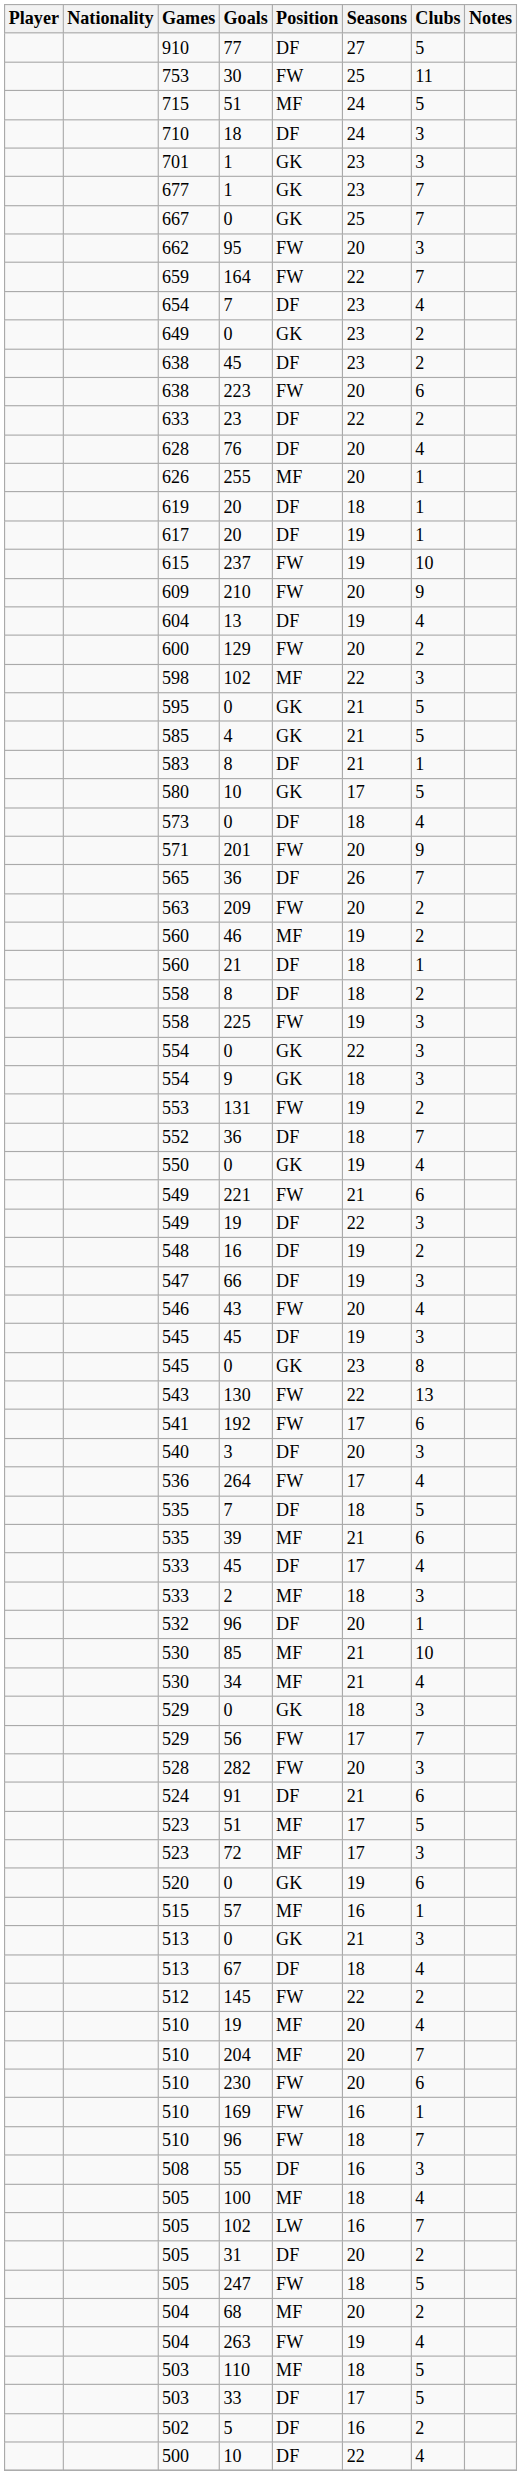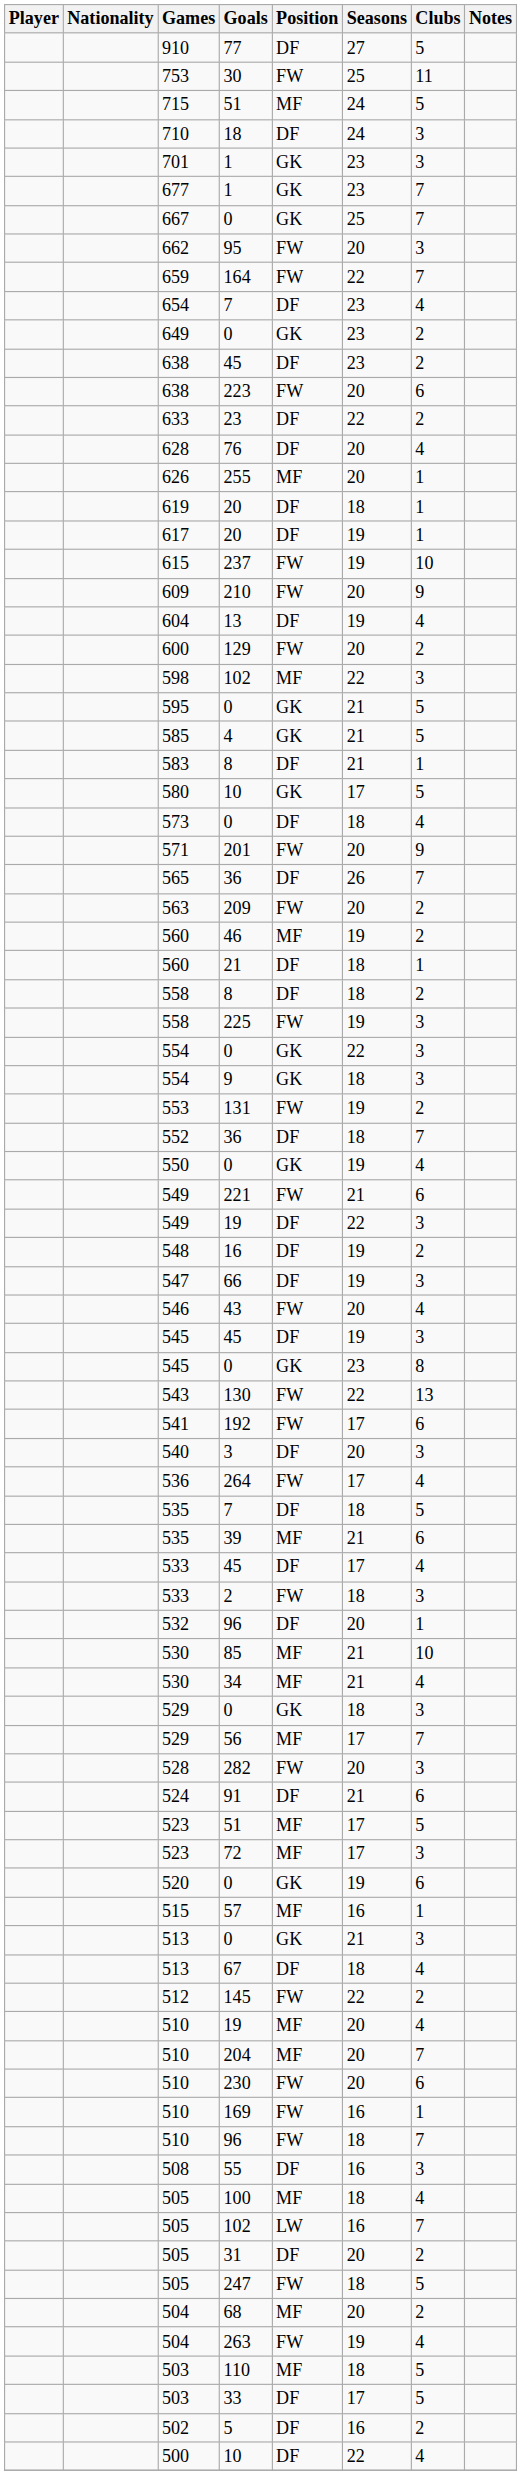(289, 1595) MF -> (290, 1595) FW
(290, 1739) FW -> (289, 1739) MF
